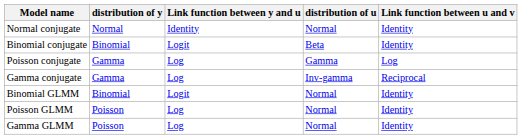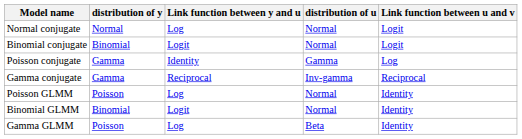(183, 28) Identity -> (175, 28) Log
(397, 28) Identity -> (392, 28) Logit
(315, 45) Beta -> (321, 45) Normal
(397, 45) Identity -> (392, 45) Logit
(175, 61) Log -> (183, 61) Identity
(175, 77) Log -> (189, 77) Reciprocal
rows swapped: (43, 93) <-> (40, 110)
(321, 126) Normal -> (315, 126) Beta
